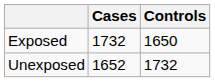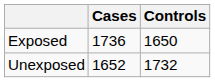(109, 40) 1732 -> (109, 40) 1736
